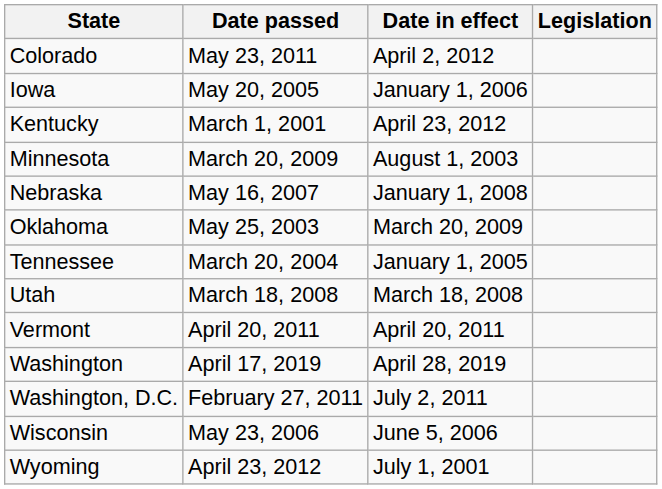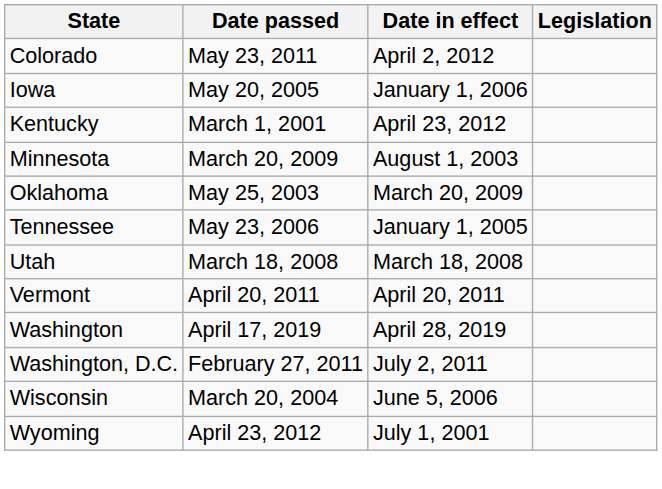- row: (56, 192)
(263, 261) March 20, 2004 -> (254, 227) May 23, 2006
(254, 432) May 23, 2006 -> (263, 398) March 20, 2004
